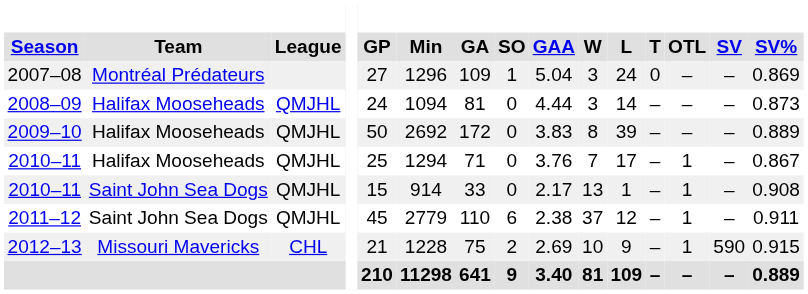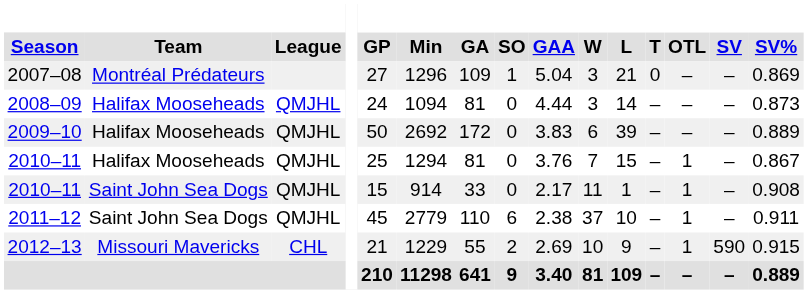(626, 75) 24 -> (626, 75) 21
(593, 132) 8 -> (593, 132) 6
(475, 160) 71 -> (475, 160) 81
(626, 160) 17 -> (626, 160) 15
(593, 189) 13 -> (593, 189) 11
(626, 218) 12 -> (626, 218) 10
(426, 246) 1228 -> (426, 246) 1229
(475, 246) 75 -> (475, 246) 55
